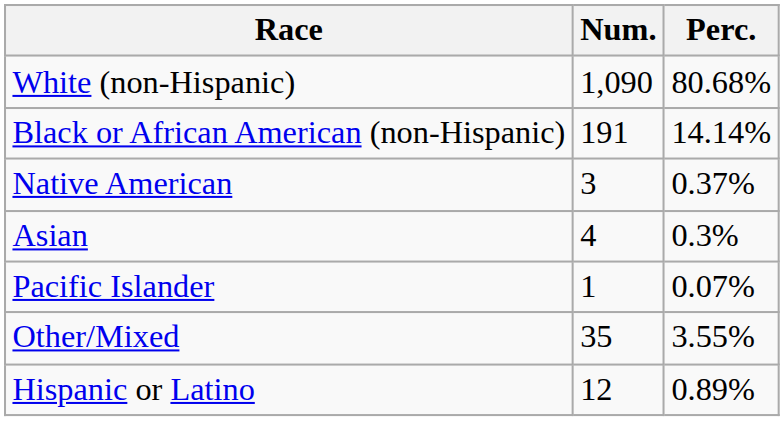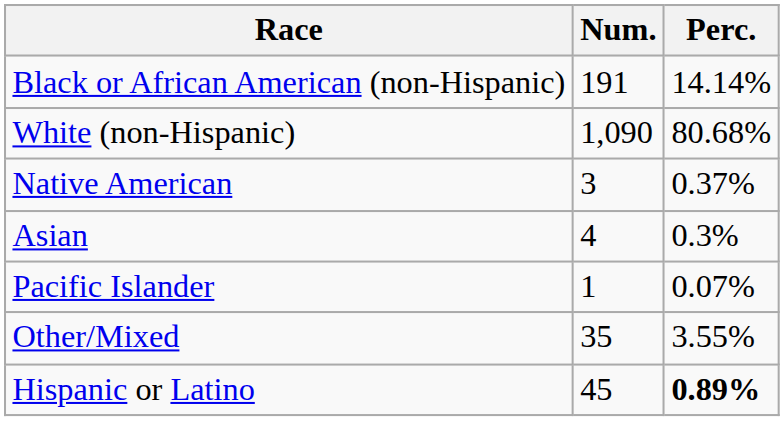rows swapped: (154, 81) <-> (289, 132)
(596, 388) 12 -> (596, 388) 45
(713, 388) normal -> (716, 388) bold
